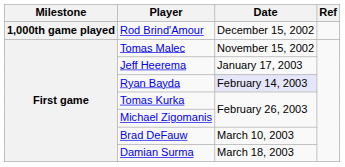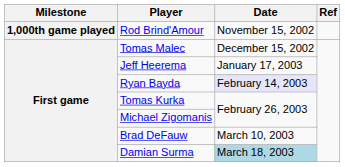(266, 30) December 15, 2002 -> (266, 30) November 15, 2002
(266, 48) November 15, 2002 -> (266, 48) December 15, 2002
(255, 153) no background -> (255, 153) lightblue background
